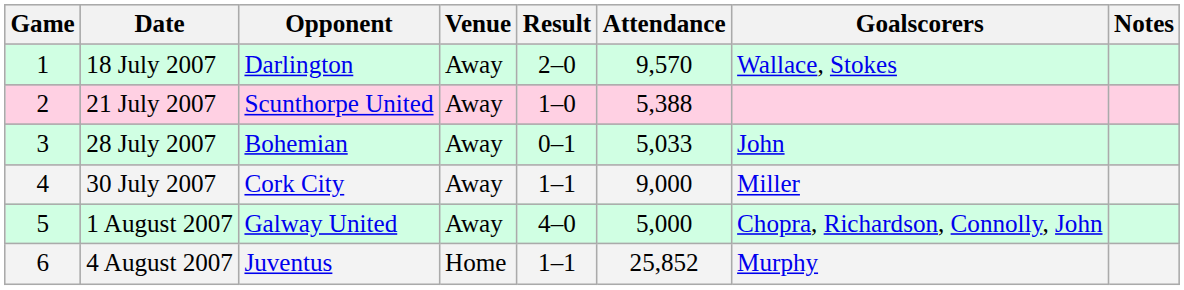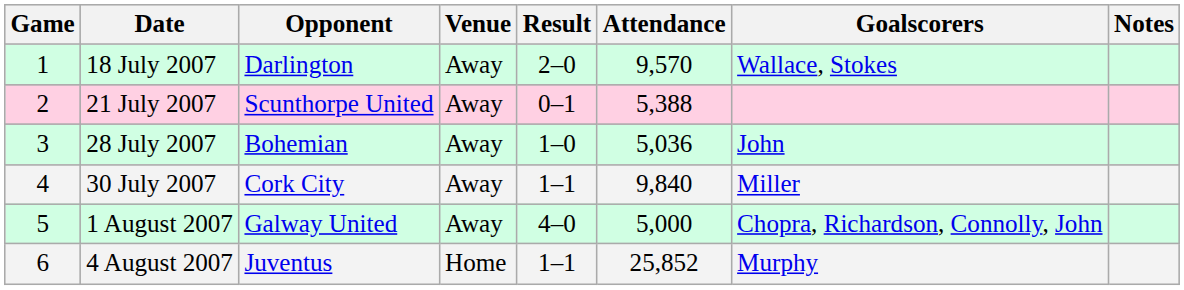(557, 104) 1–0 -> (557, 104) 0–1
(557, 143) 0–1 -> (557, 143) 1–0
(664, 143) 5,033 -> (664, 143) 5,036
(664, 183) 9,000 -> (664, 183) 9,840
